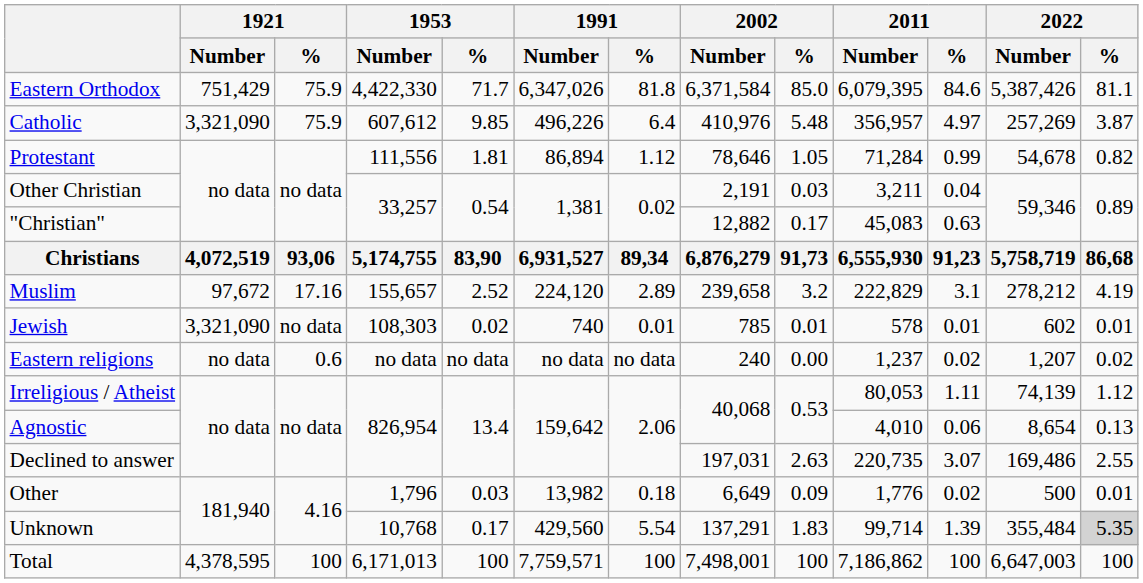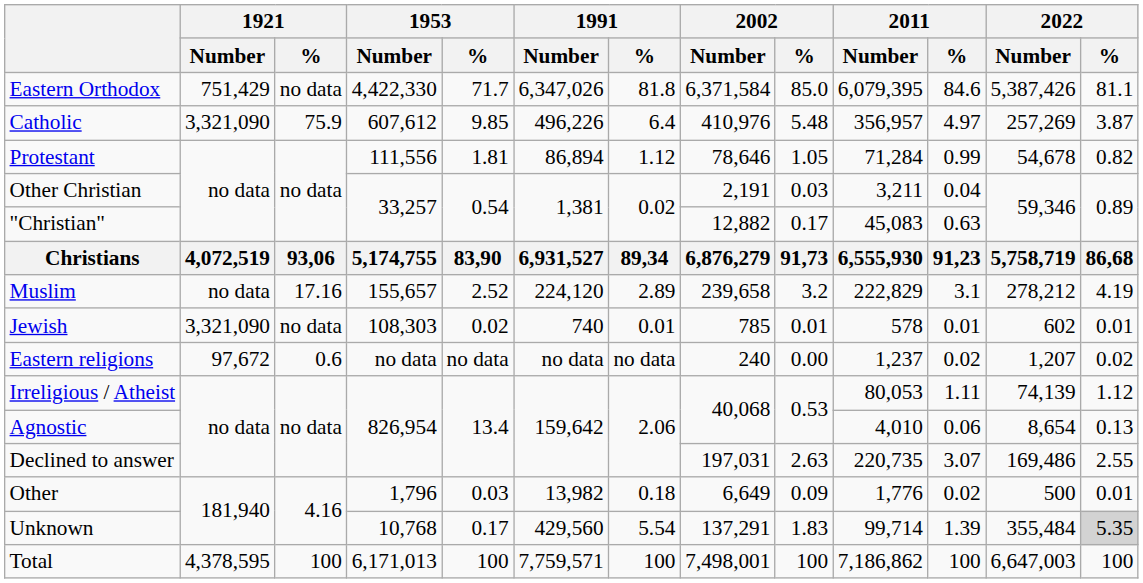(323, 88) 75.9 -> (311, 88) no data
(241, 291) 97,672 -> (239, 291) no data
(239, 358) no data -> (241, 358) 97,672
